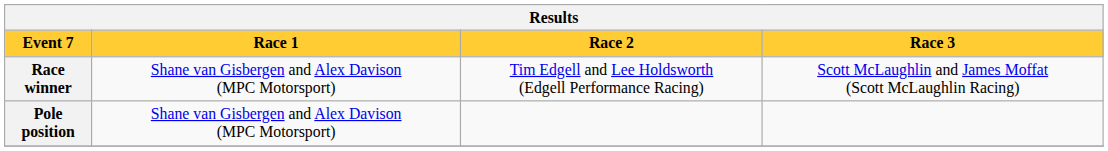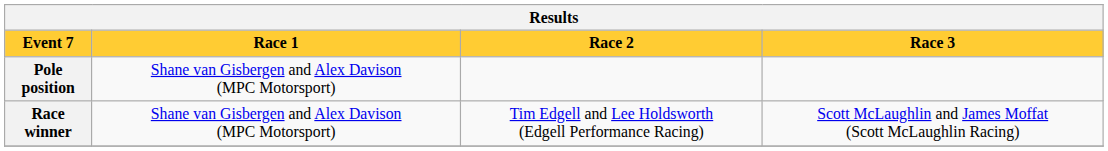rows swapped: (48, 123) <-> (48, 78)
